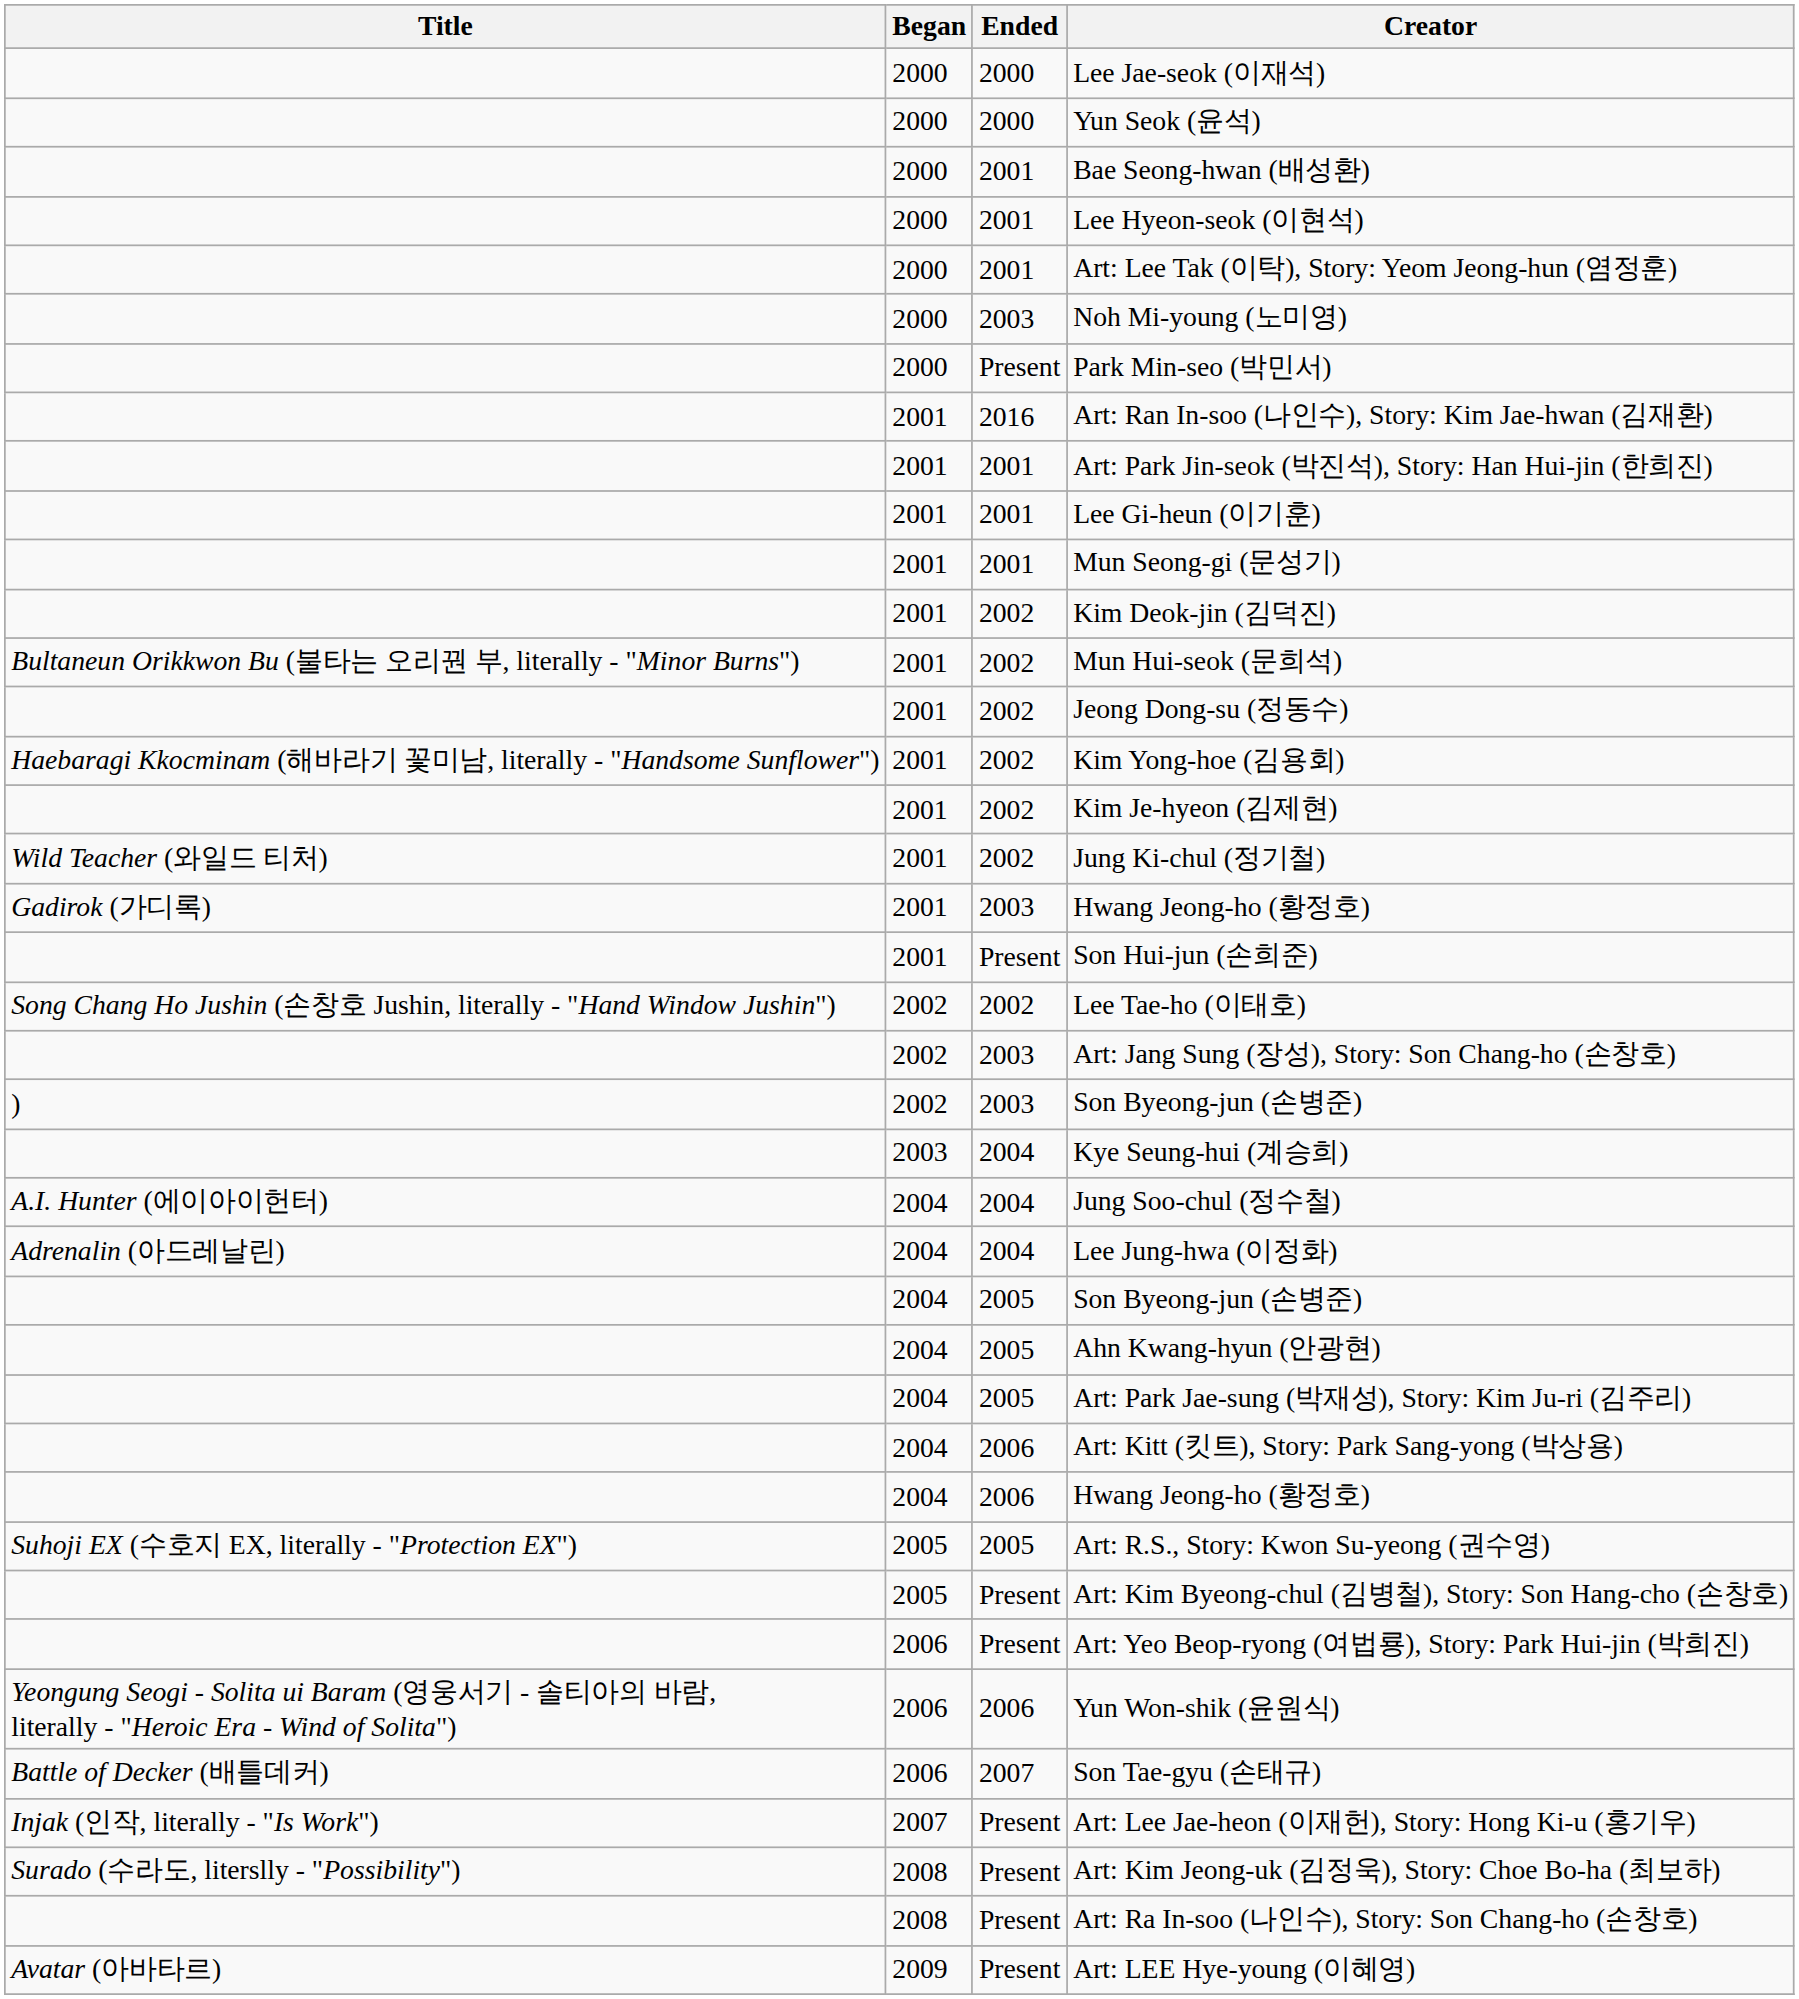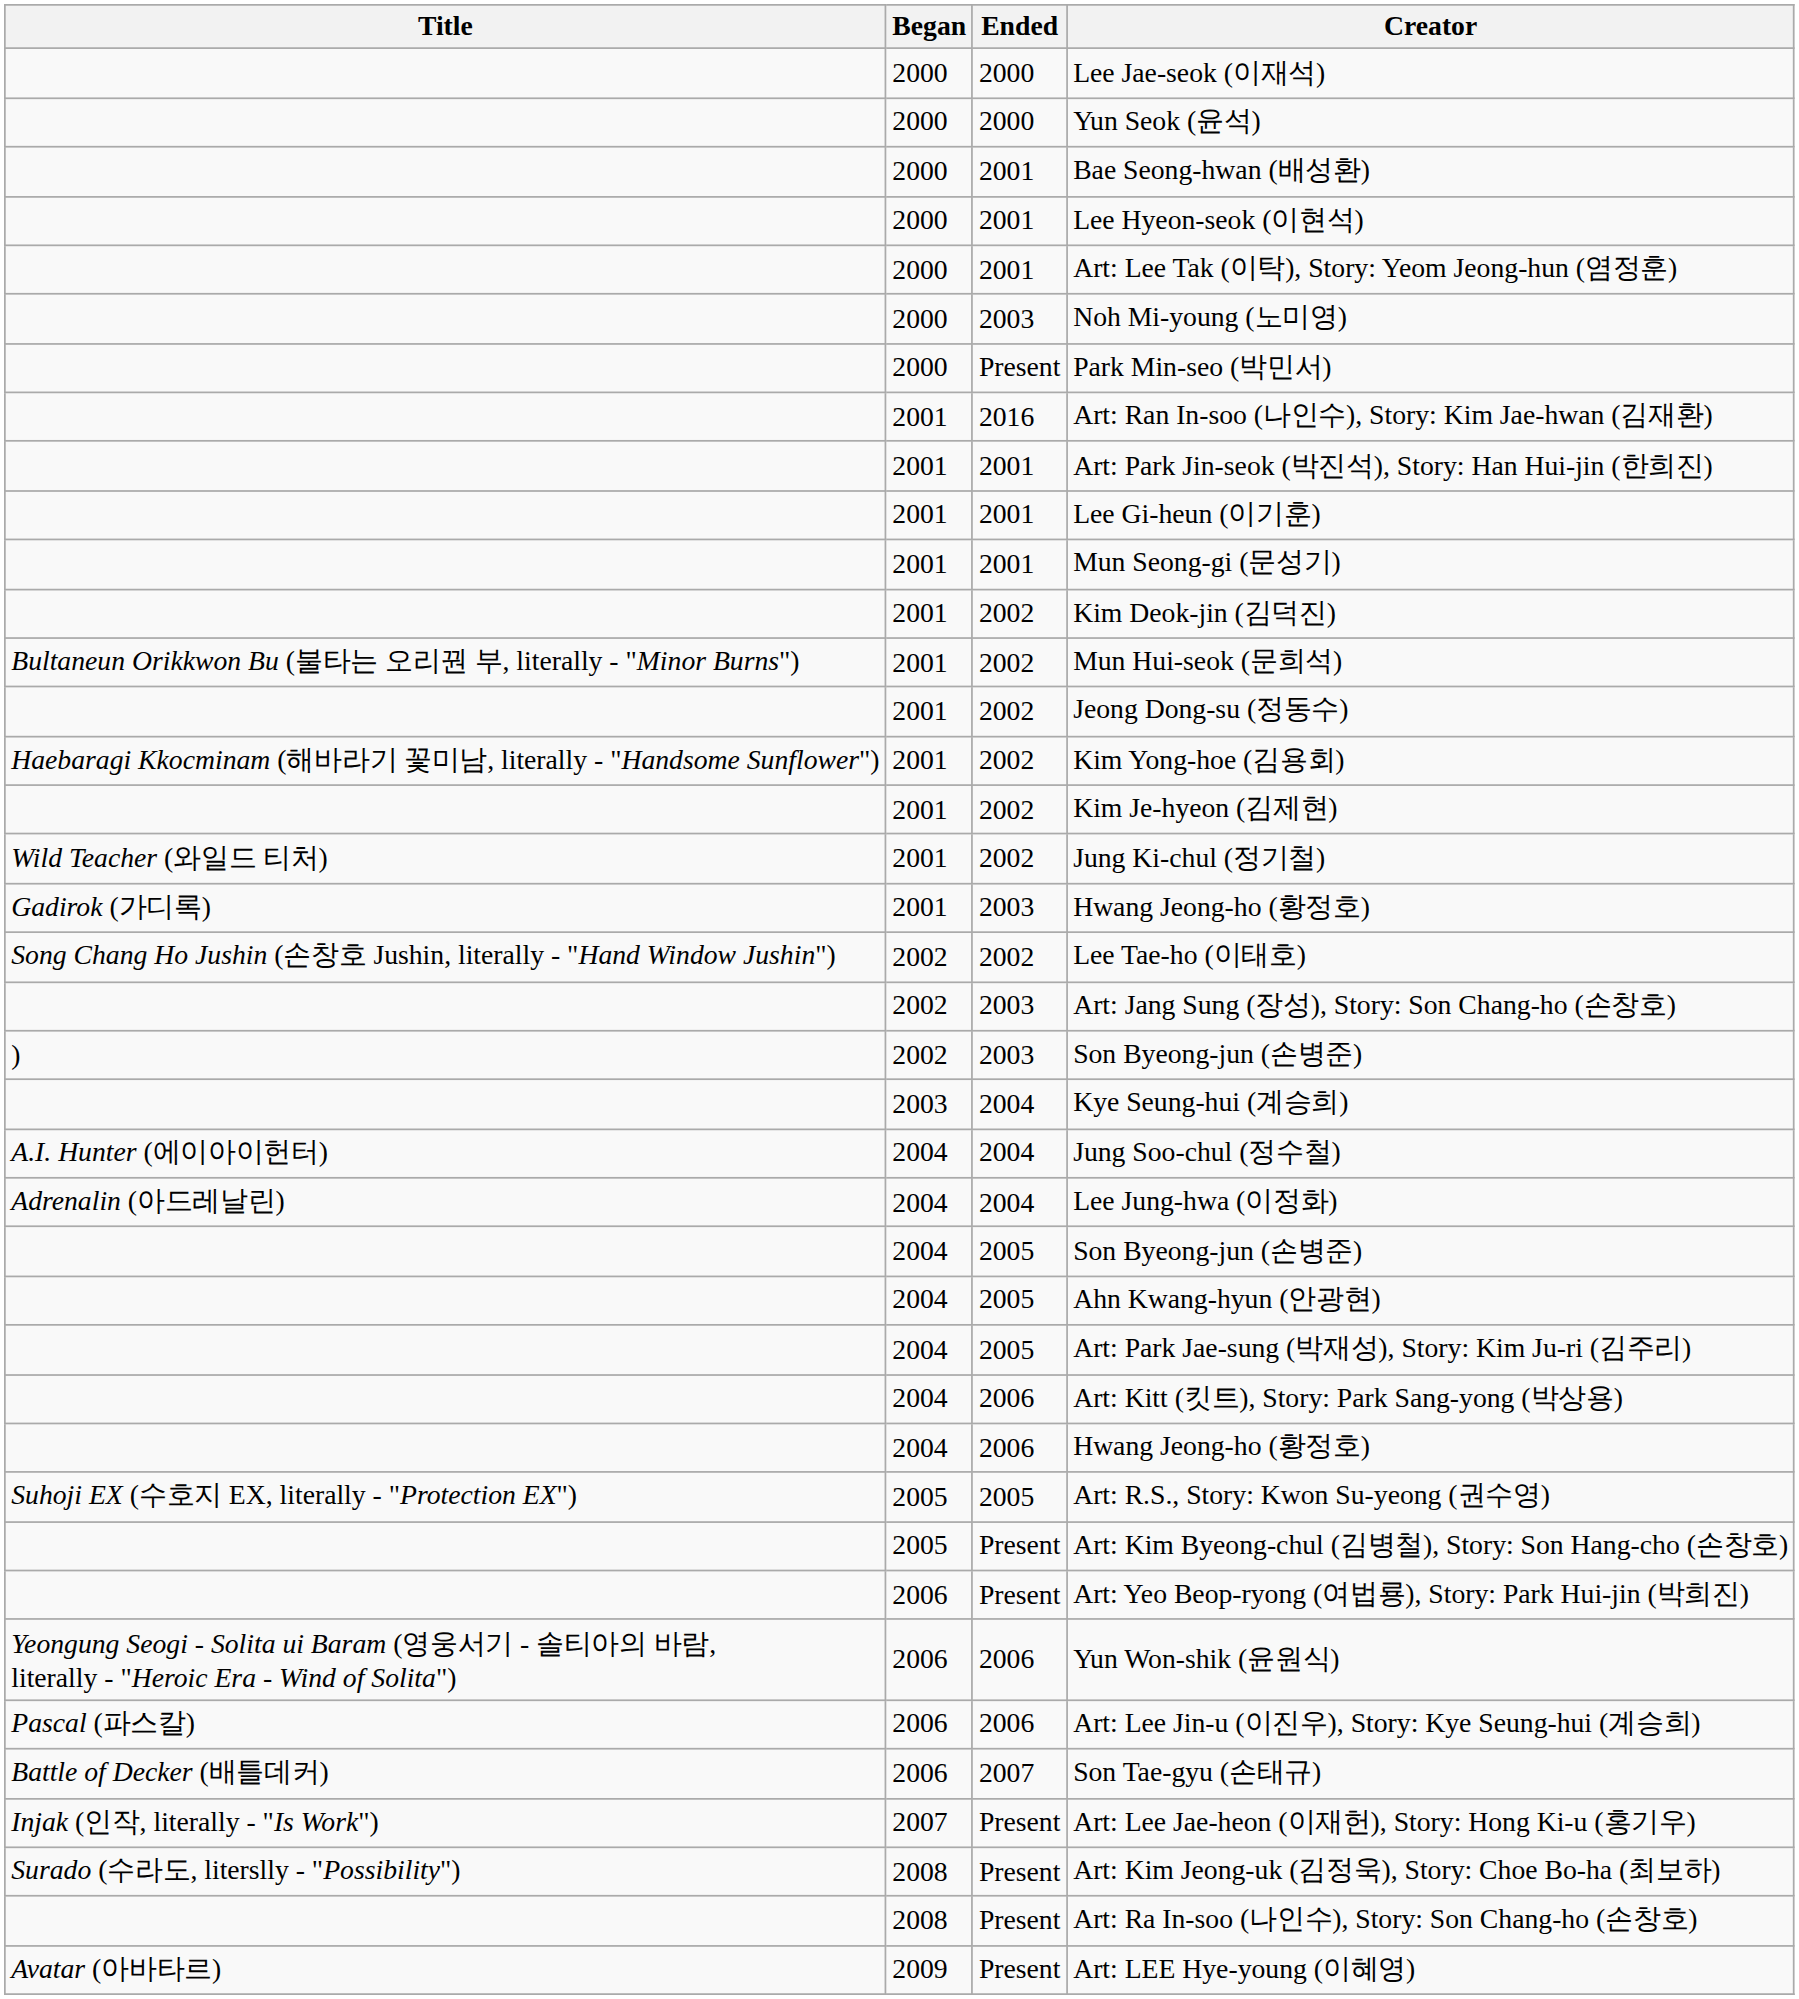- row: (445, 957)
+ row: (103, 1723)
